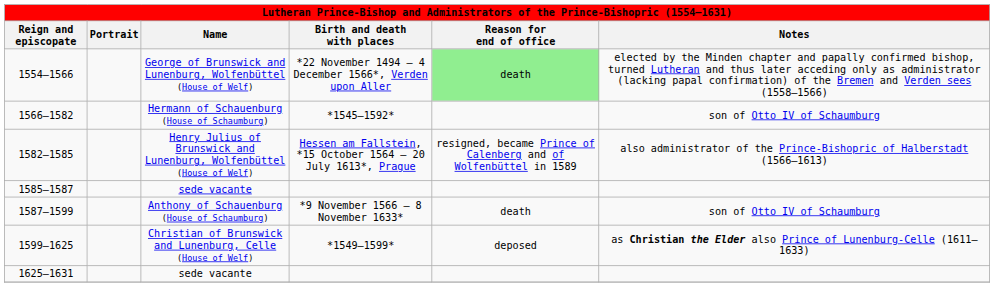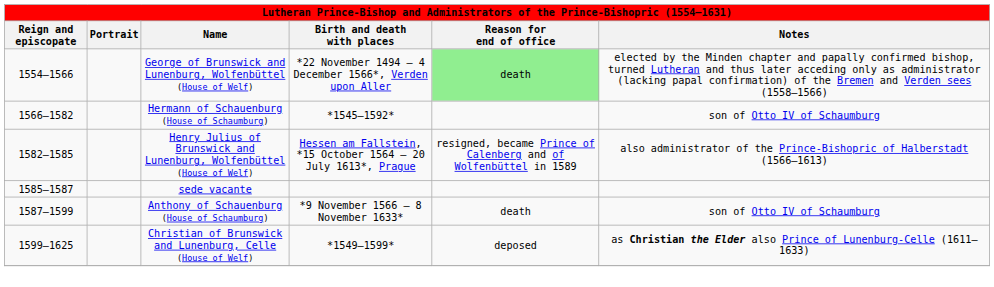- row: (46, 274)
